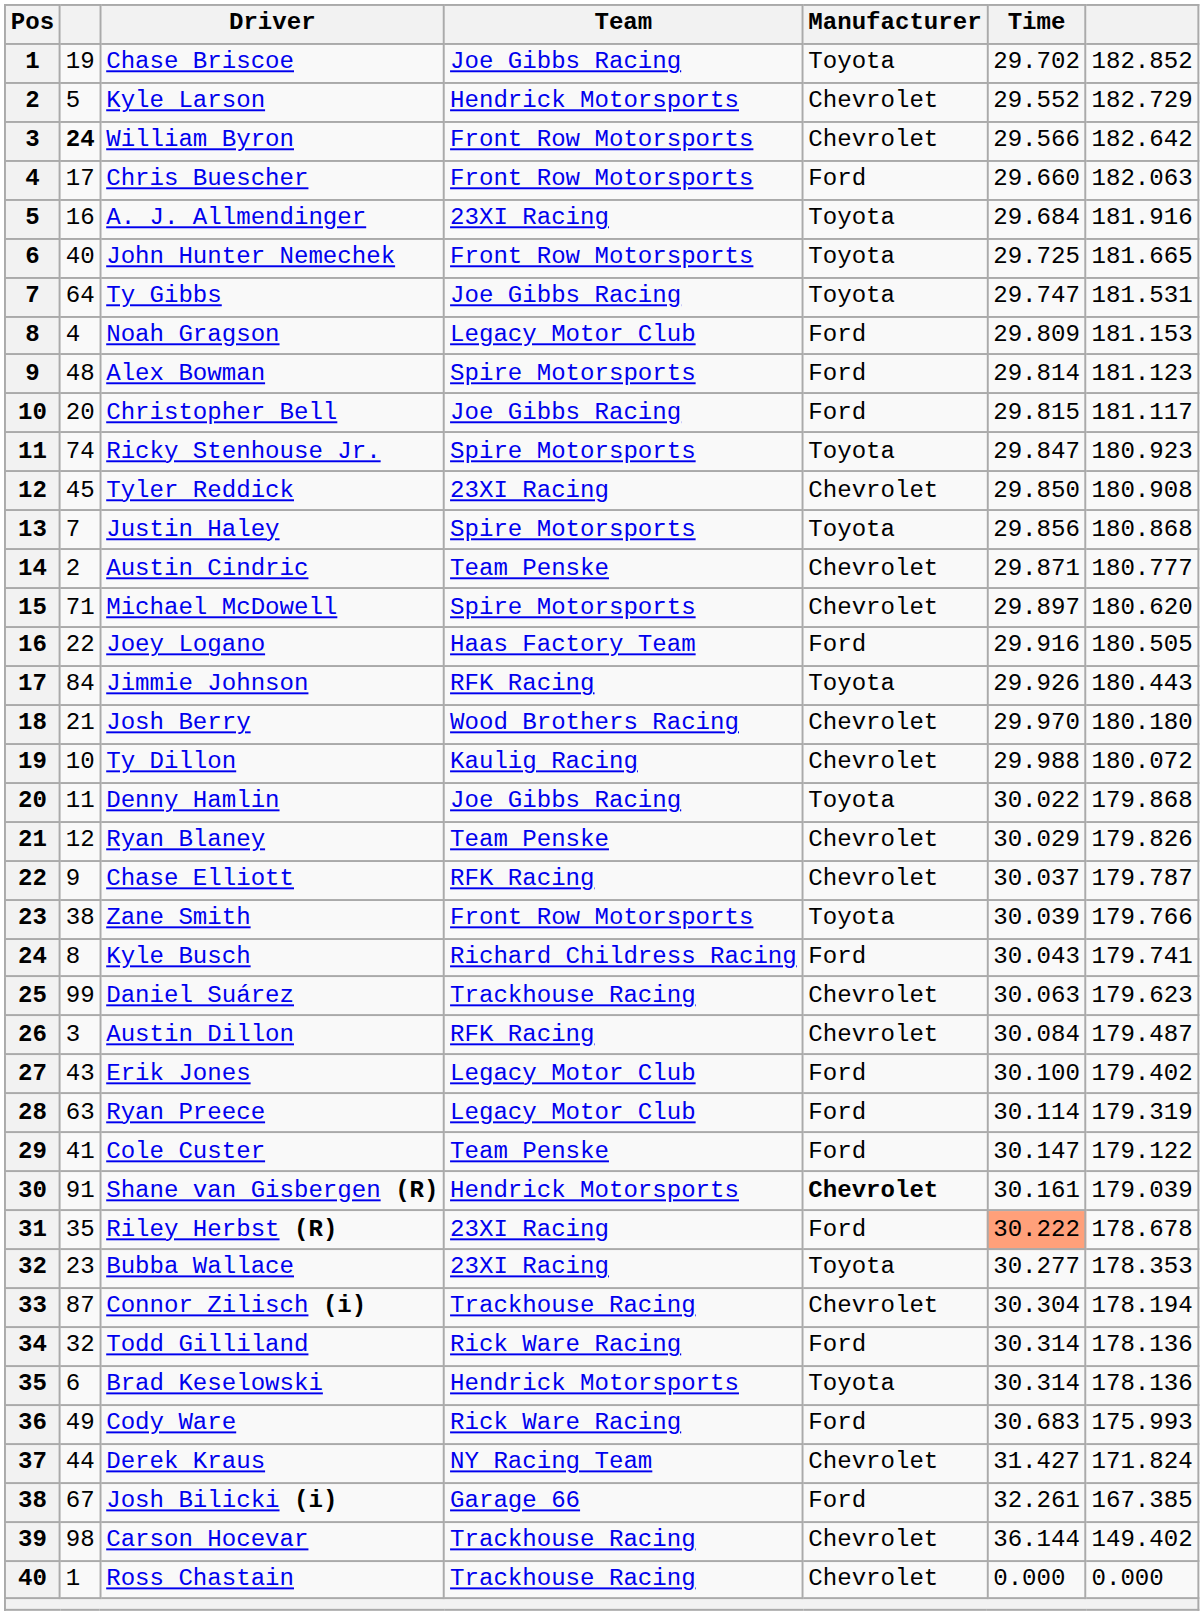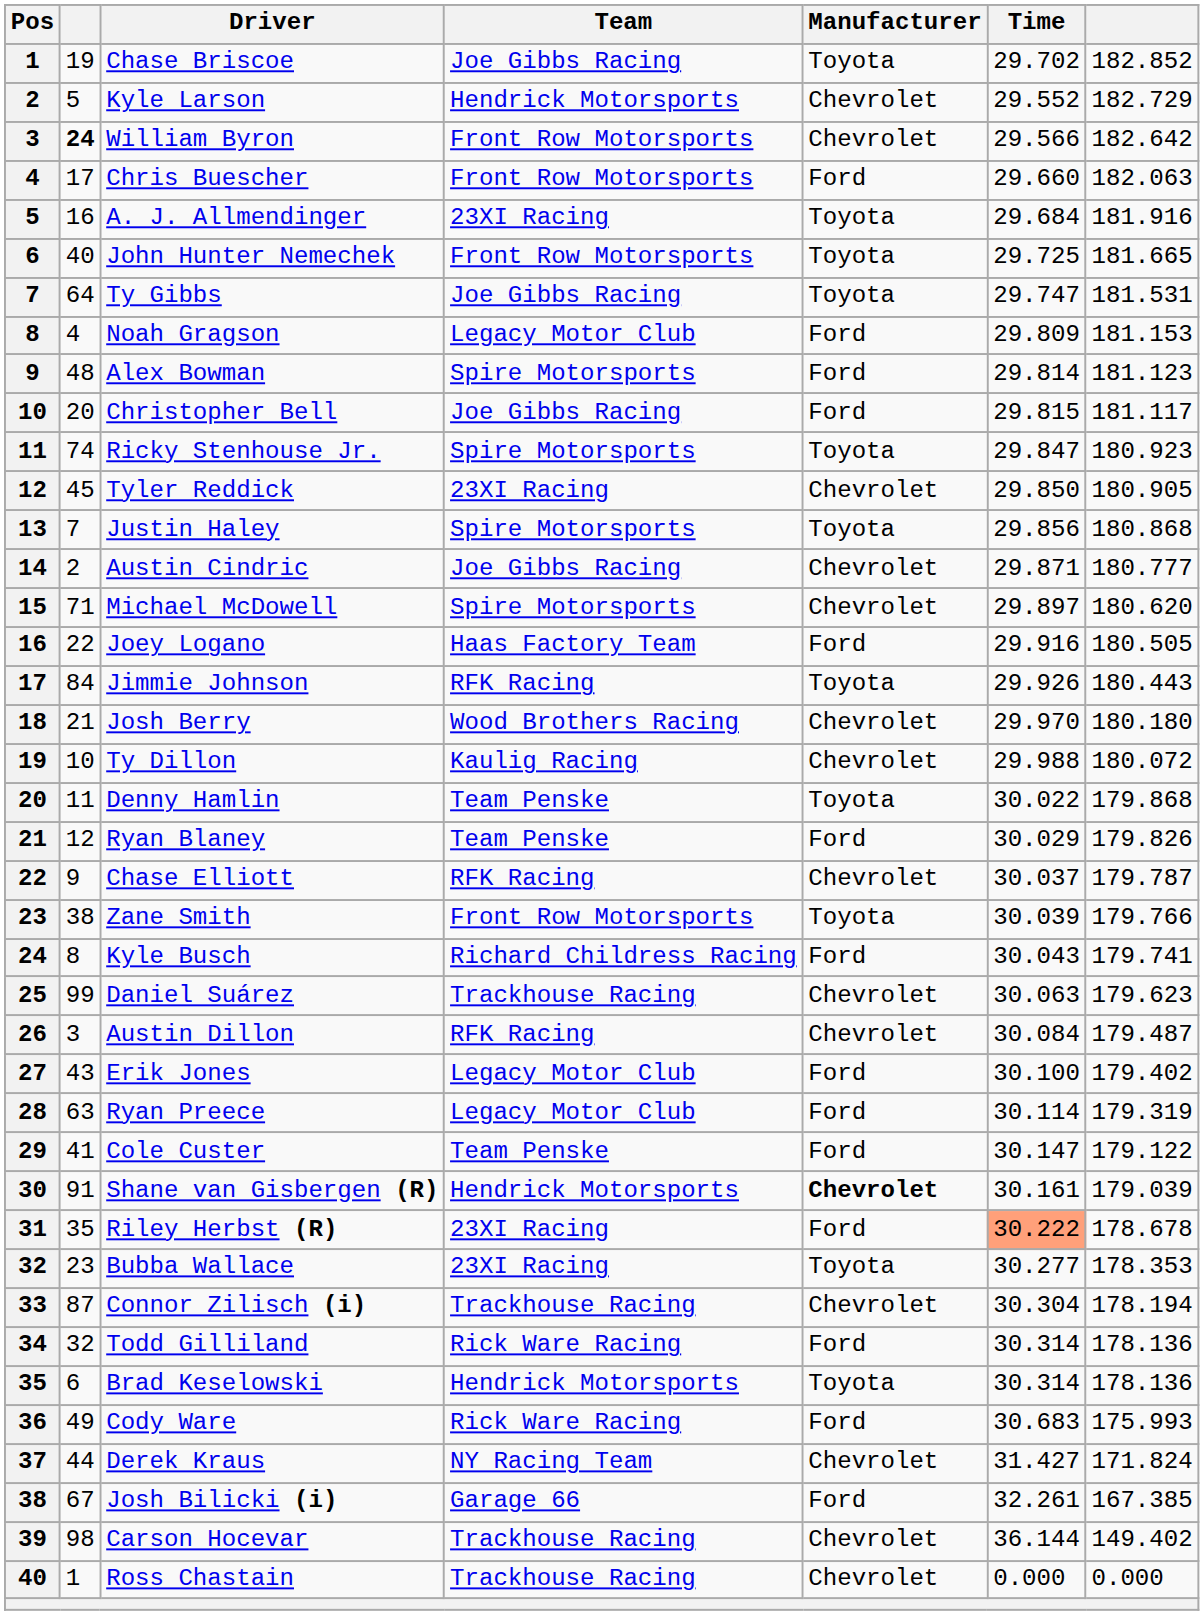(1142, 491) 180.908 -> (1142, 491) 180.905
(530, 569) Team Penske -> (566, 569) Joe Gibbs Racing
(566, 802) Joe Gibbs Racing -> (530, 802) Team Penske
(873, 841) Chevrolet -> (837, 841) Ford
